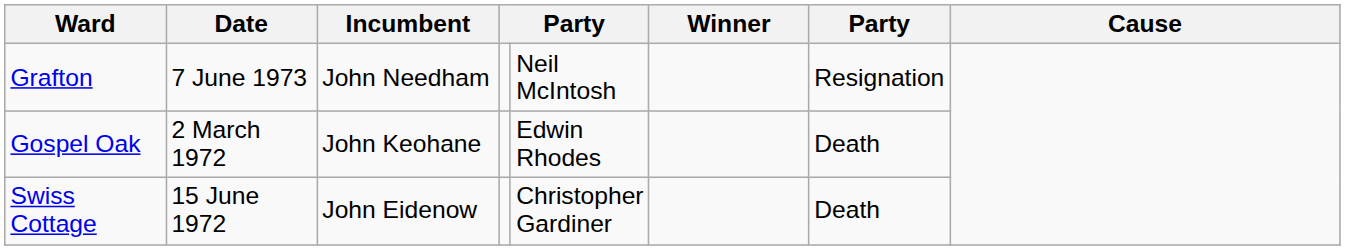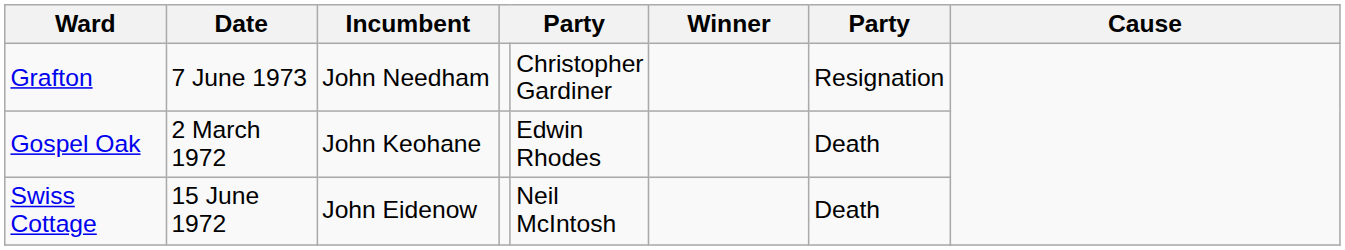(566, 76) Neil McIntosh -> (580, 76) Christopher Gardiner
(580, 210) Christopher Gardiner -> (566, 210) Neil McIntosh
